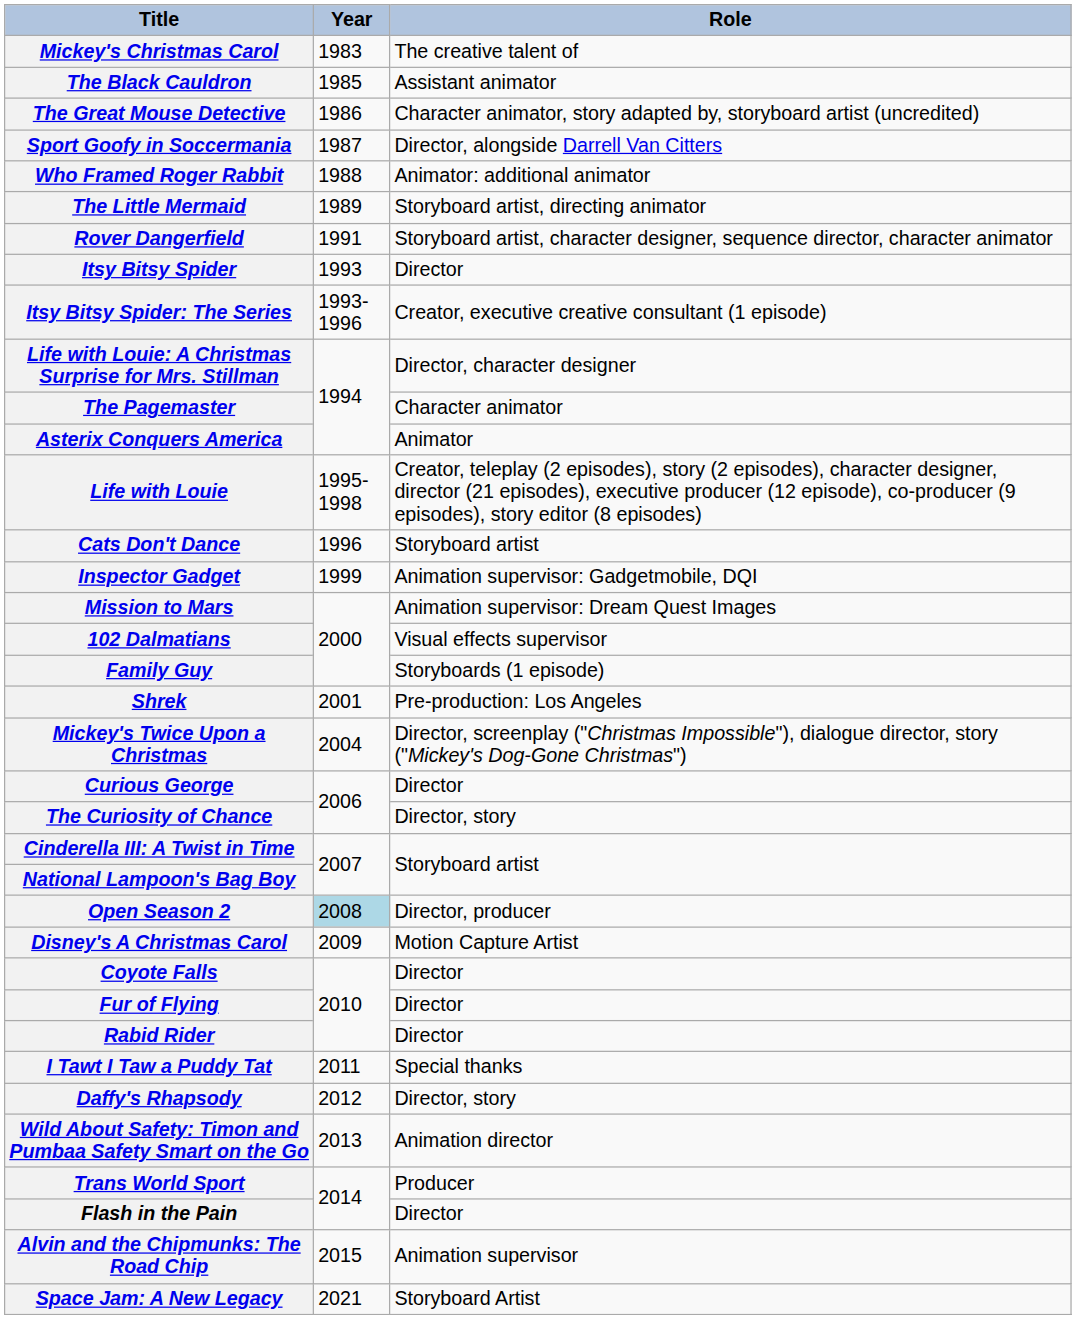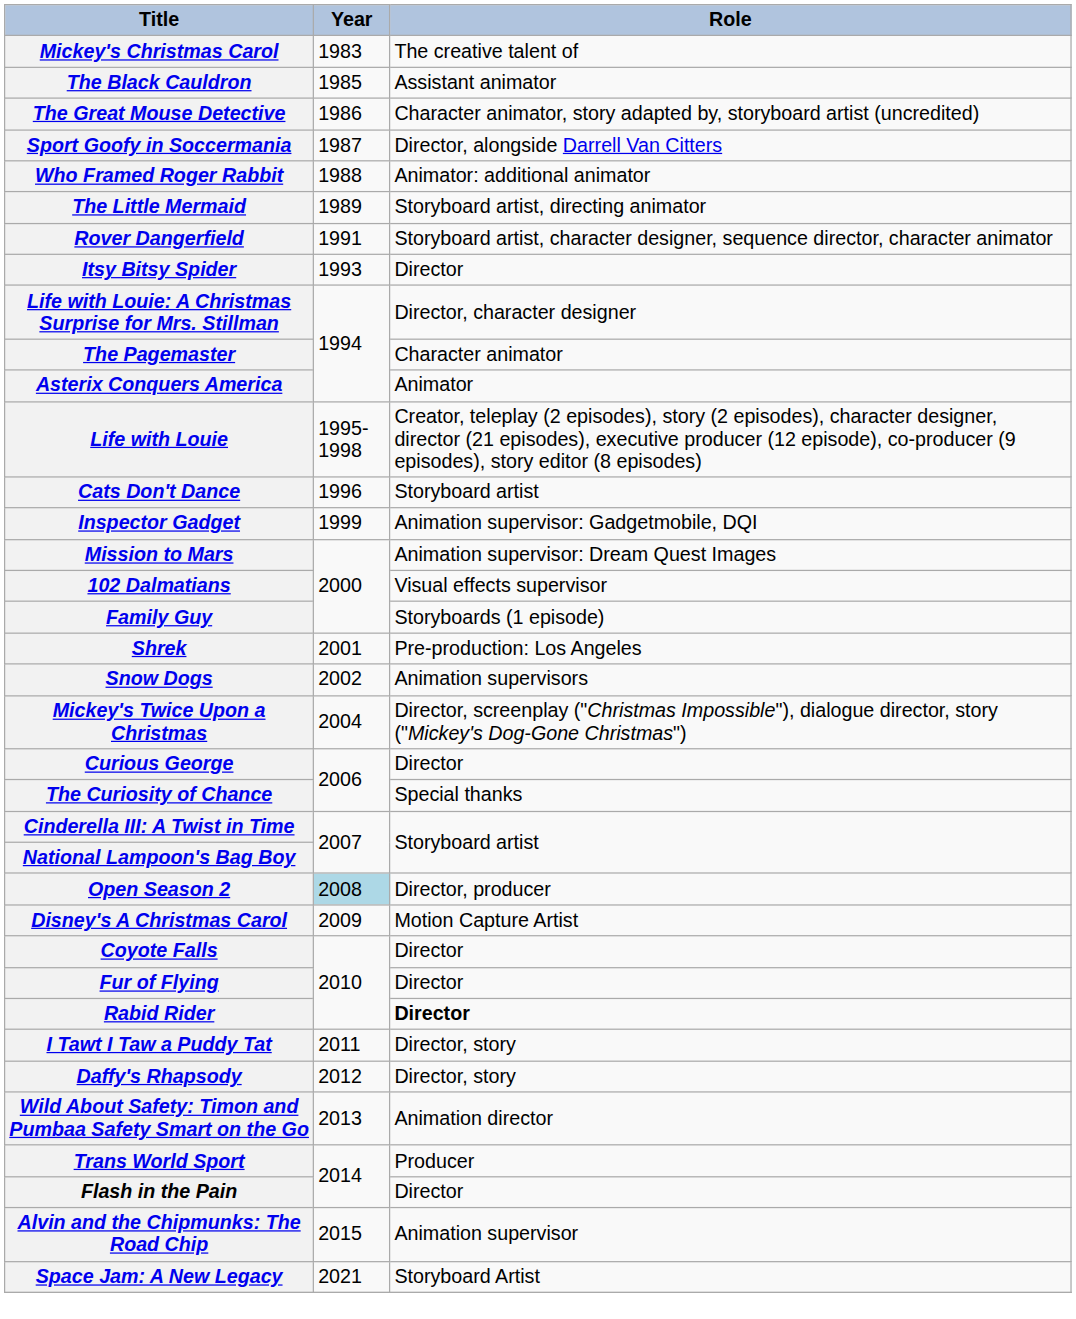- row: (159, 312)
+ row: (159, 679)
(455, 817) Director, story -> (458, 795) Special thanks
(429, 1035) normal -> (432, 1013) bold
(458, 1067) Special thanks -> (455, 1045) Director, story
